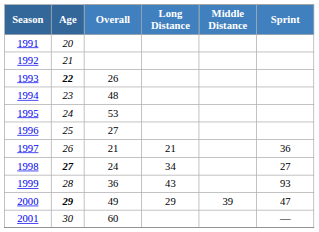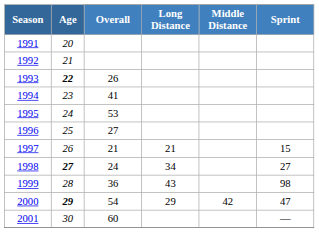(113, 96) 48 -> (113, 96) 41
(285, 148) 36 -> (285, 148) 15
(285, 183) 93 -> (285, 183) 98
(113, 201) 49 -> (113, 201) 54
(228, 201) 39 -> (228, 201) 42
